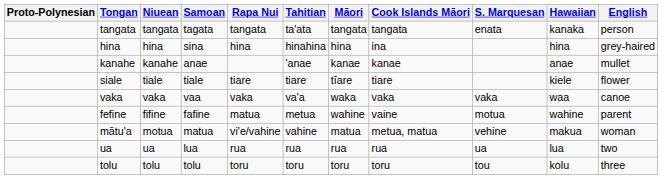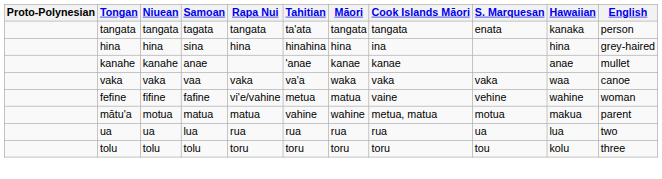- row: (111, 81)
(245, 115) matua -> (255, 98) vi'e/vahine
(348, 115) wahine -> (346, 98) matua
(490, 115) motua -> (491, 98) vehine
(616, 115) parent -> (618, 98) woman
(255, 132) vi'e/vahine -> (245, 115) matua
(346, 132) matua -> (348, 115) wahine
(491, 132) vehine -> (490, 115) motua
(618, 132) woman -> (616, 115) parent
